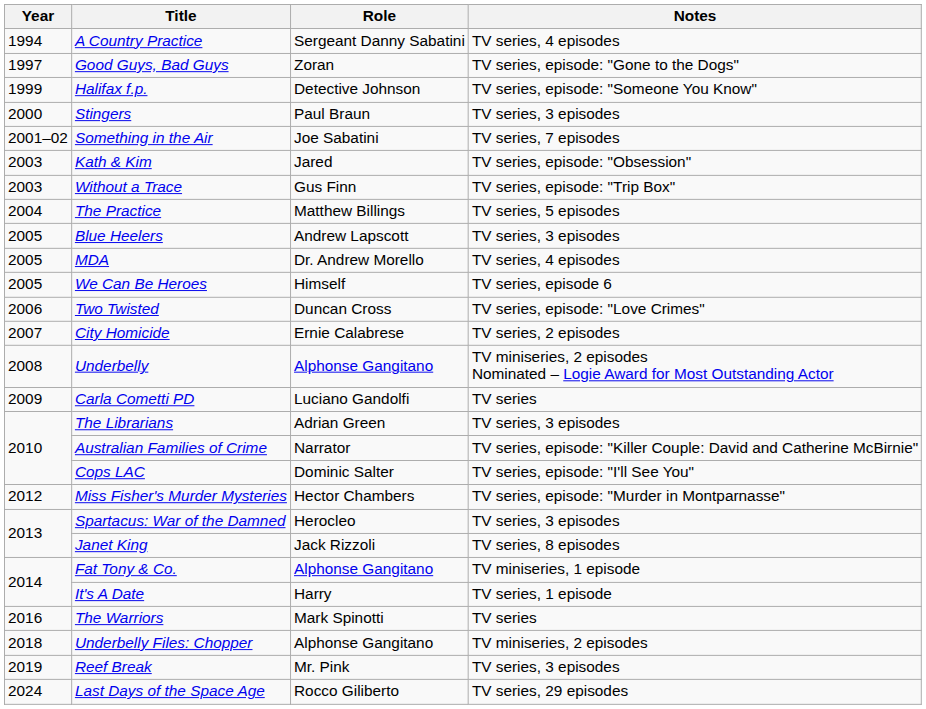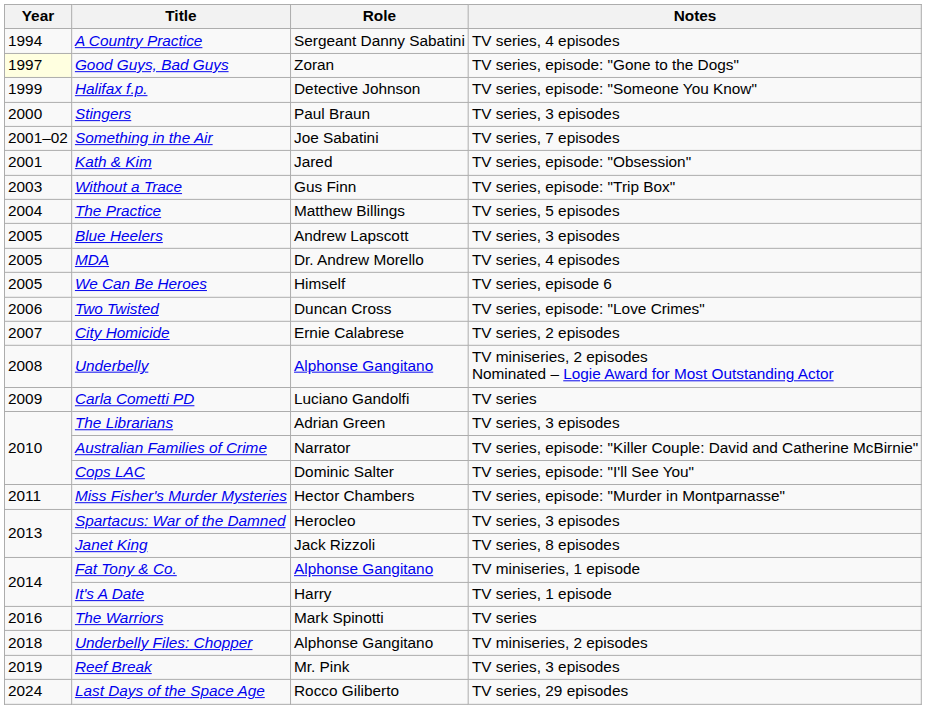(25, 65) no background -> (25, 65) lightyellow background
(25, 162) 2003 -> (25, 162) 2001
(25, 496) 2012 -> (25, 496) 2011
